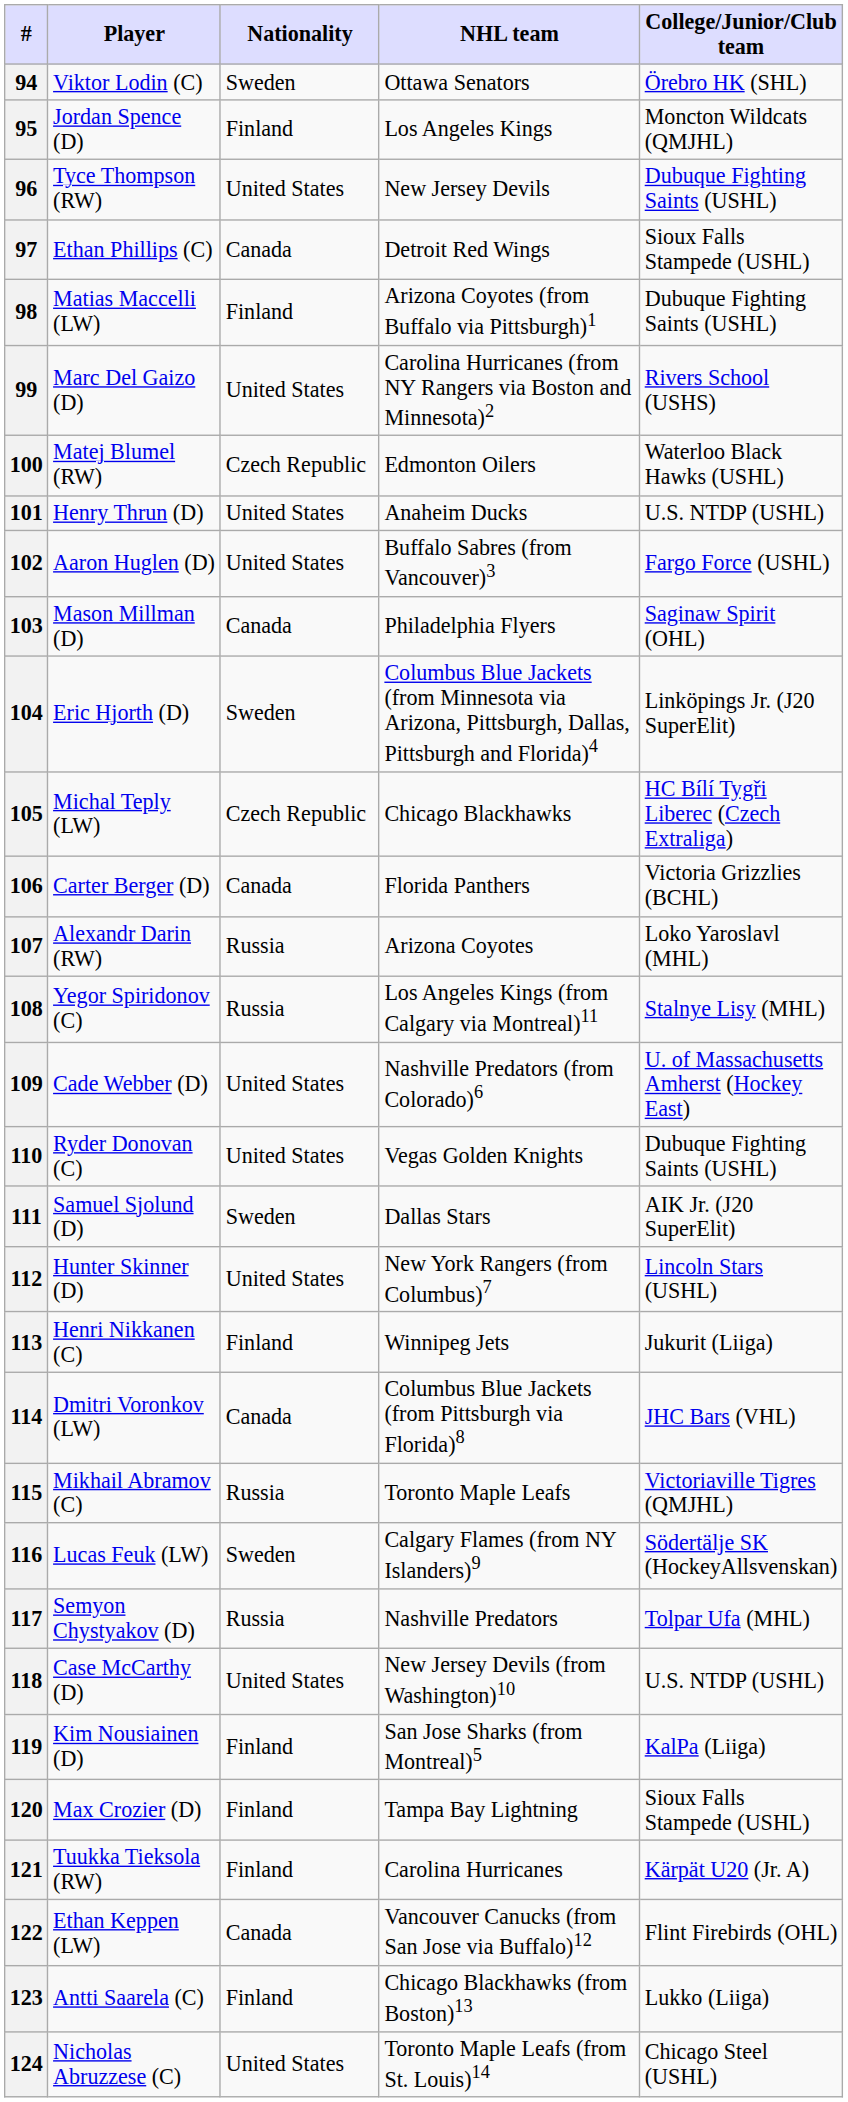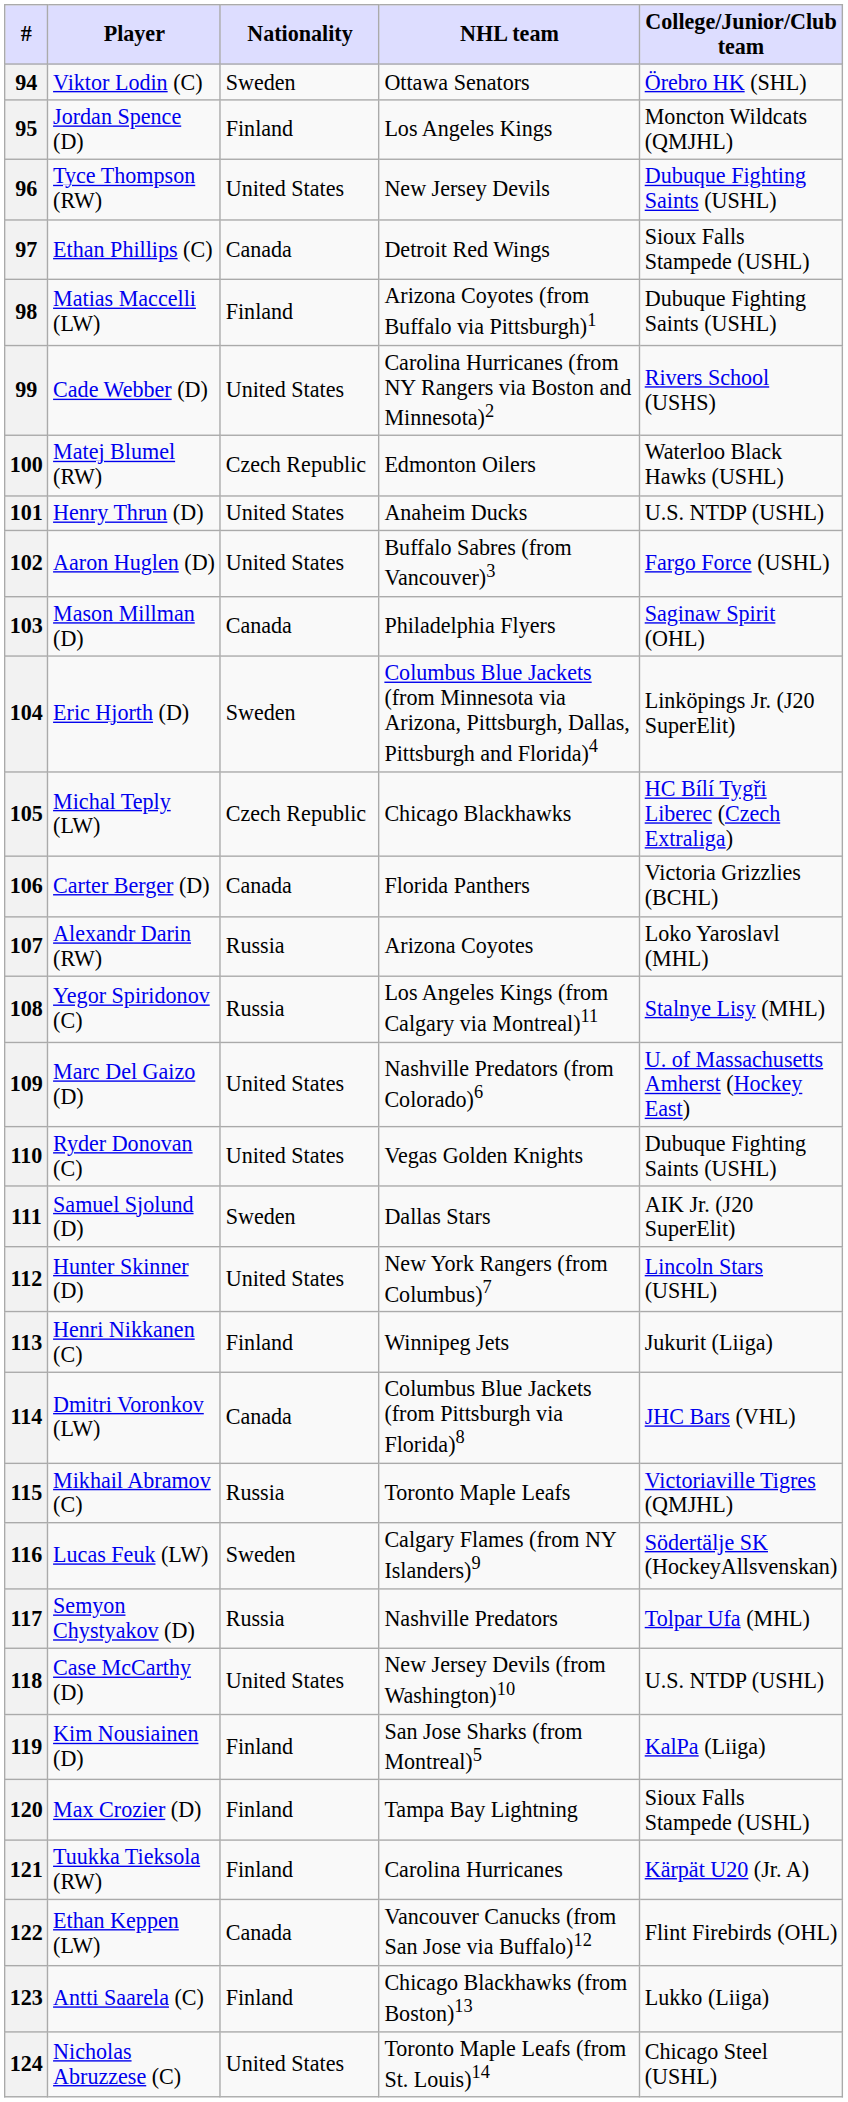(124, 390) Marc Del Gaizo (D) -> (130, 390) Cade Webber (D)
(130, 1084) Cade Webber (D) -> (124, 1084) Marc Del Gaizo (D)
